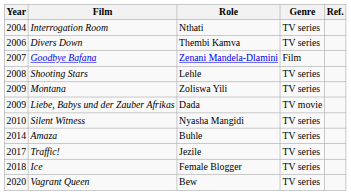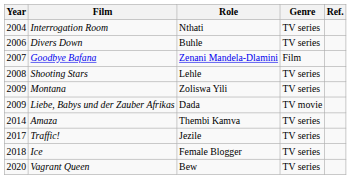(210, 43) Thembi Kamva -> (191, 43) Buhle
- row: (58, 120)
(191, 136) Buhle -> (210, 120) Thembi Kamva
